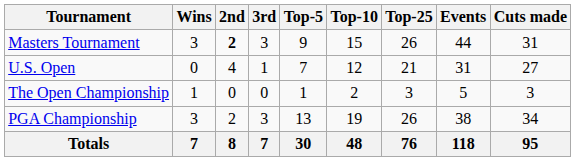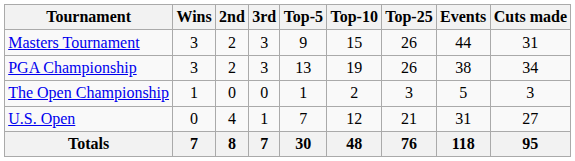(232, 42) bold -> (232, 42) normal
rows swapped: (42, 67) <-> (72, 118)
